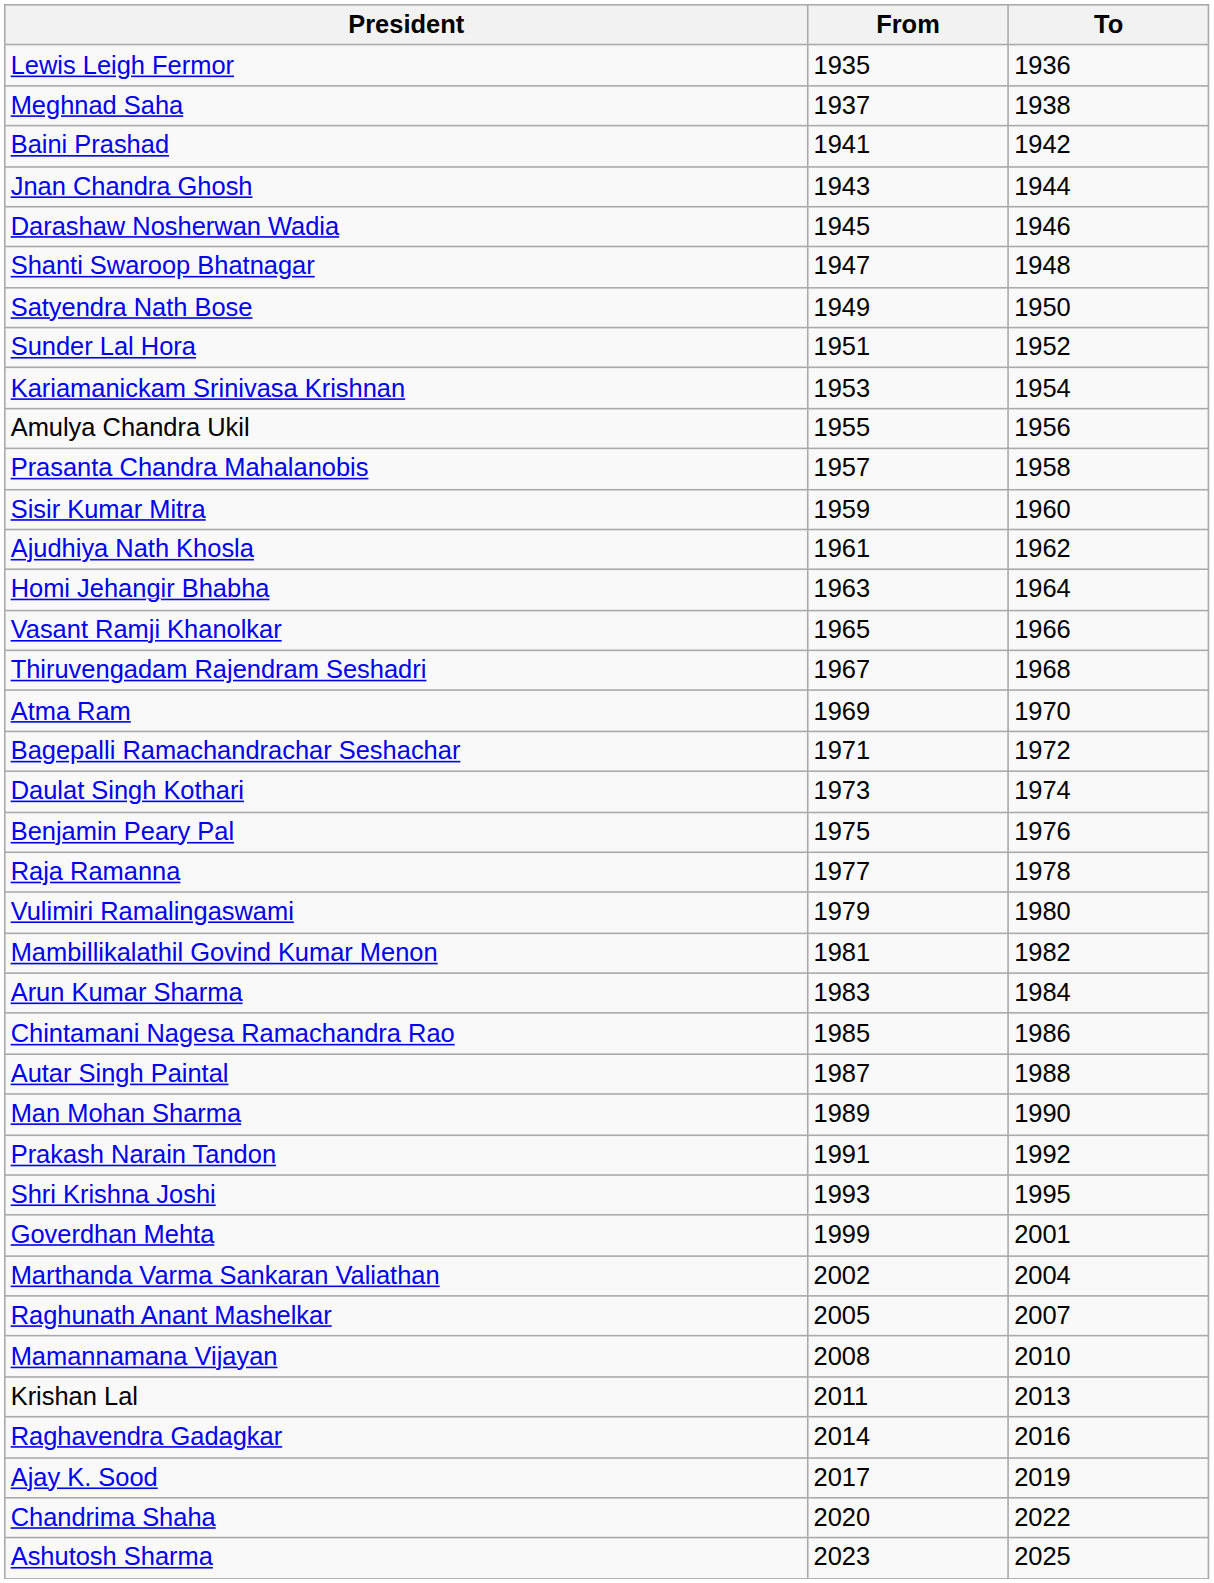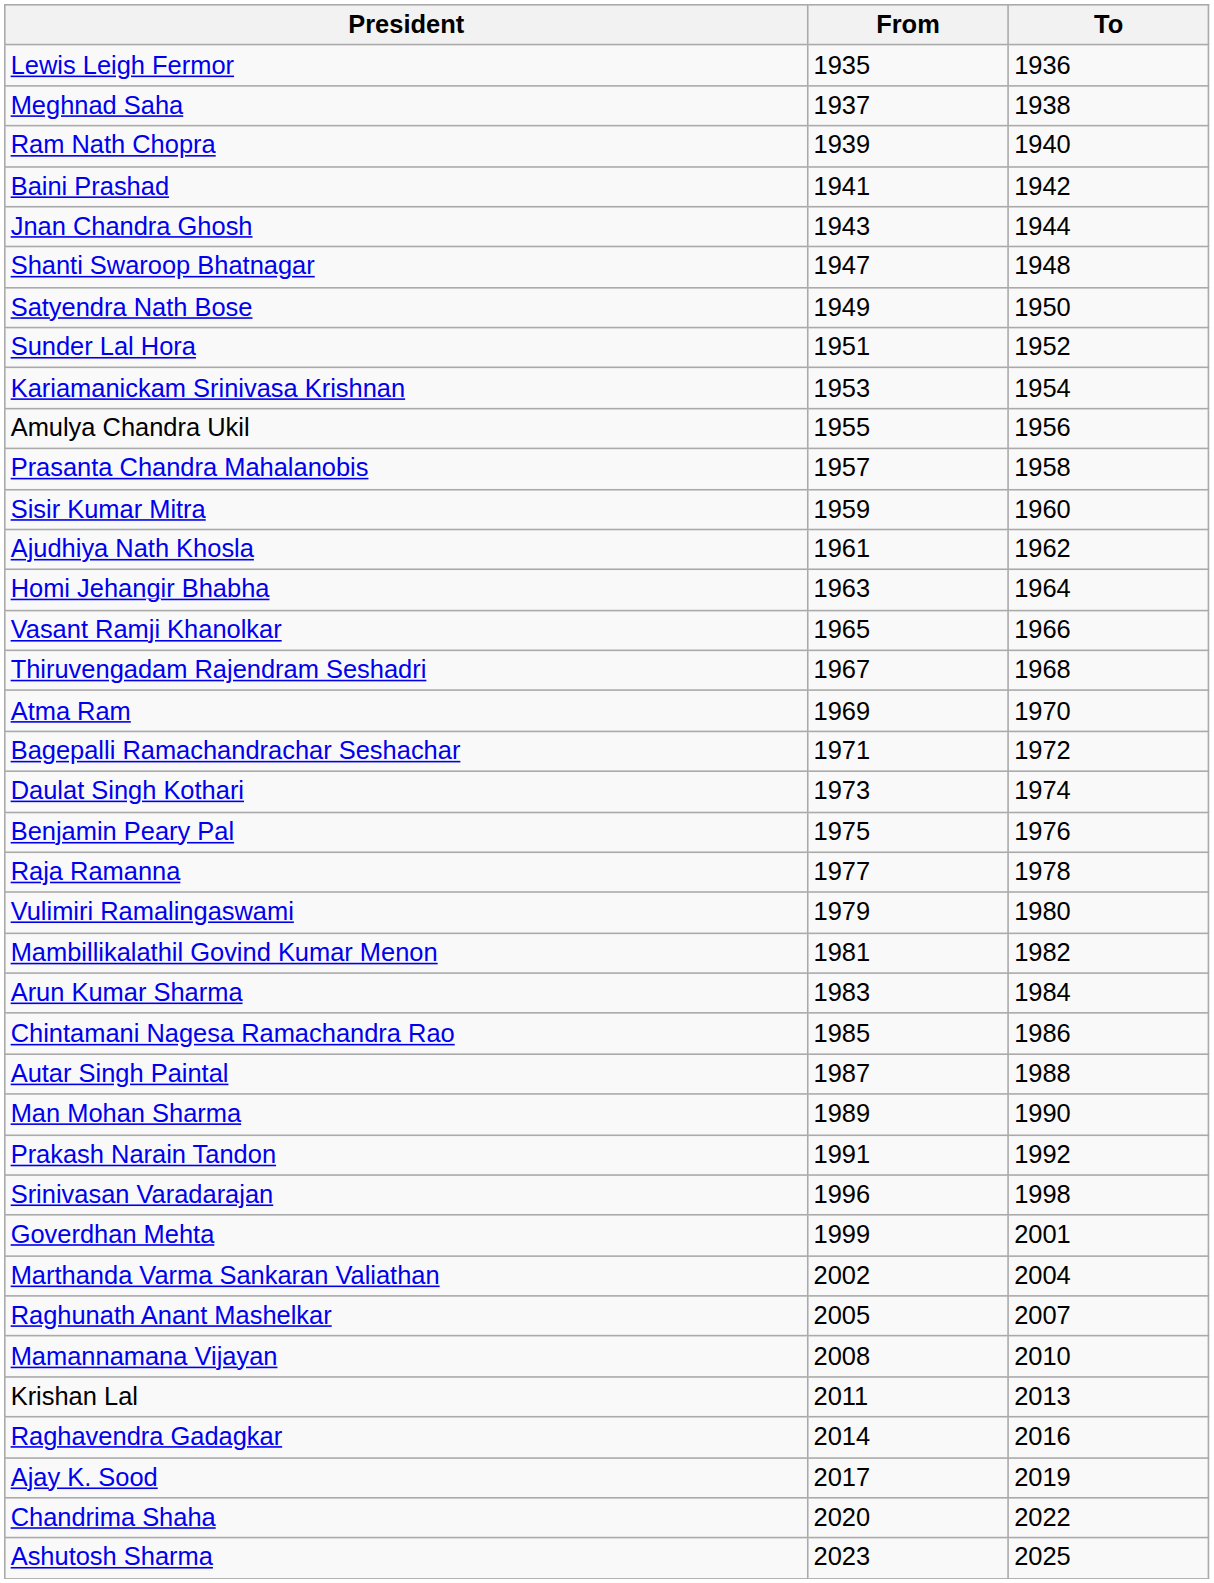+ row: (113, 145)
- row: (175, 226)
- row: (113, 1194)
+ row: (142, 1194)
